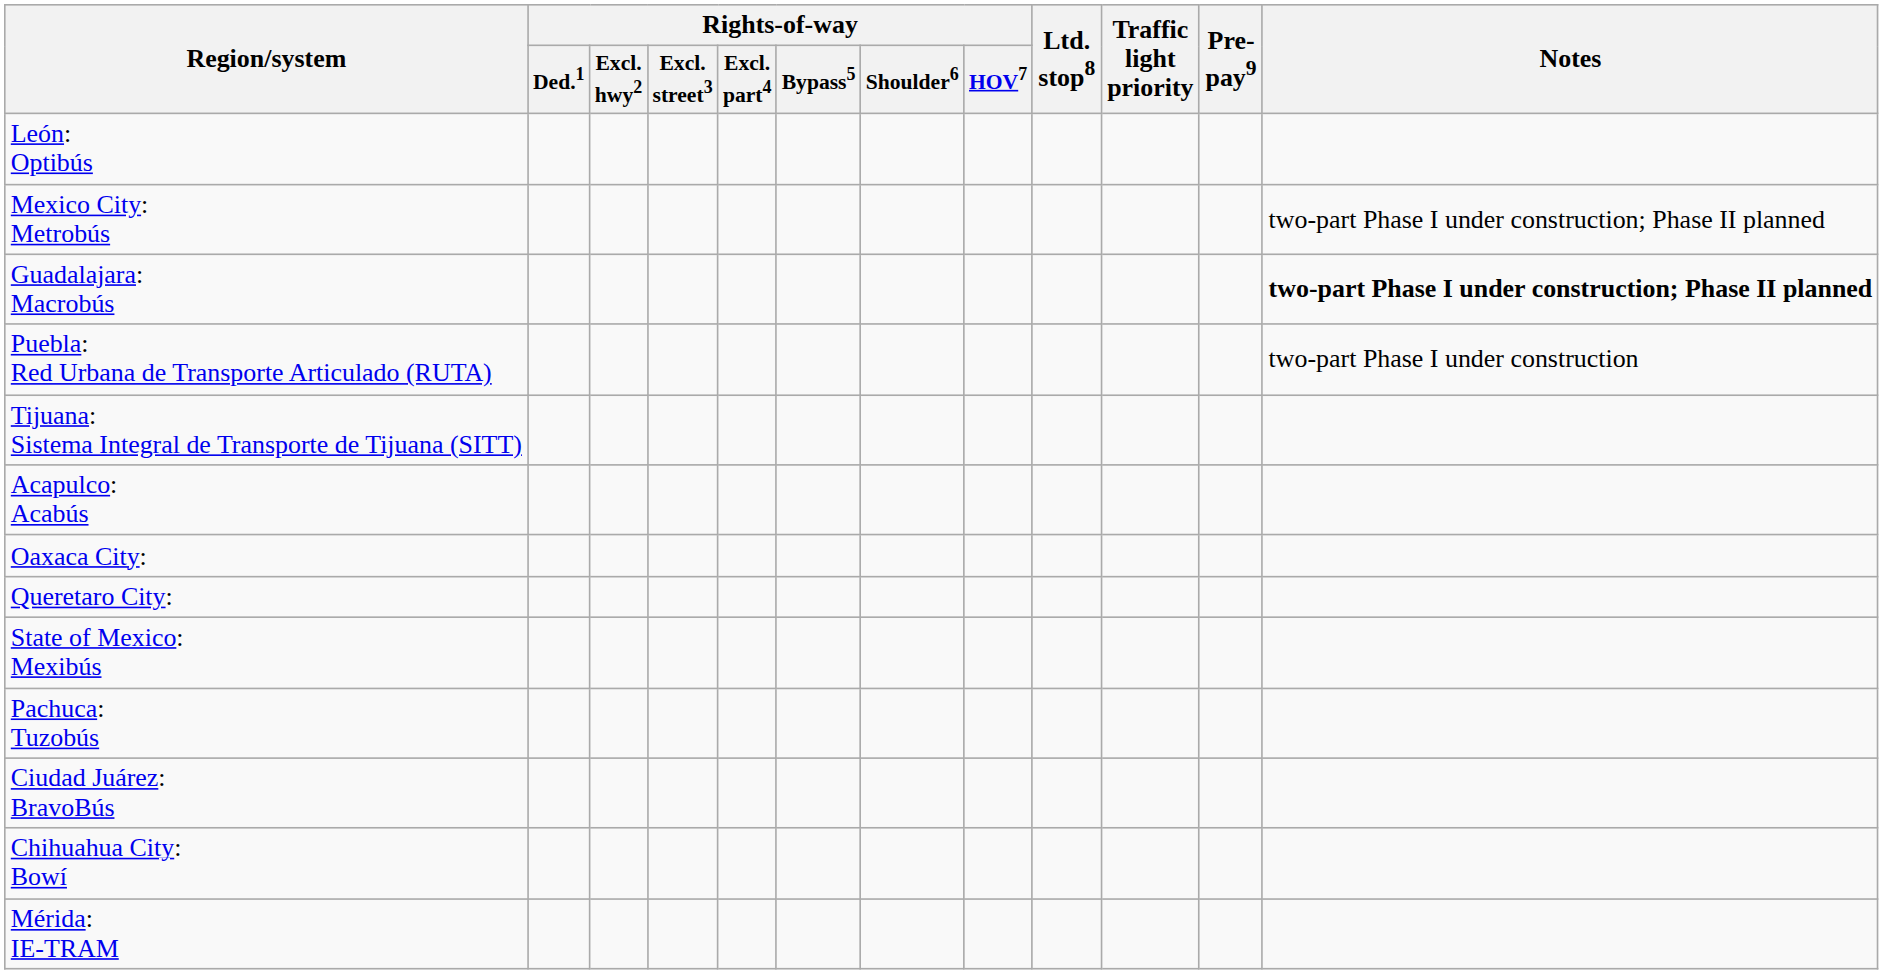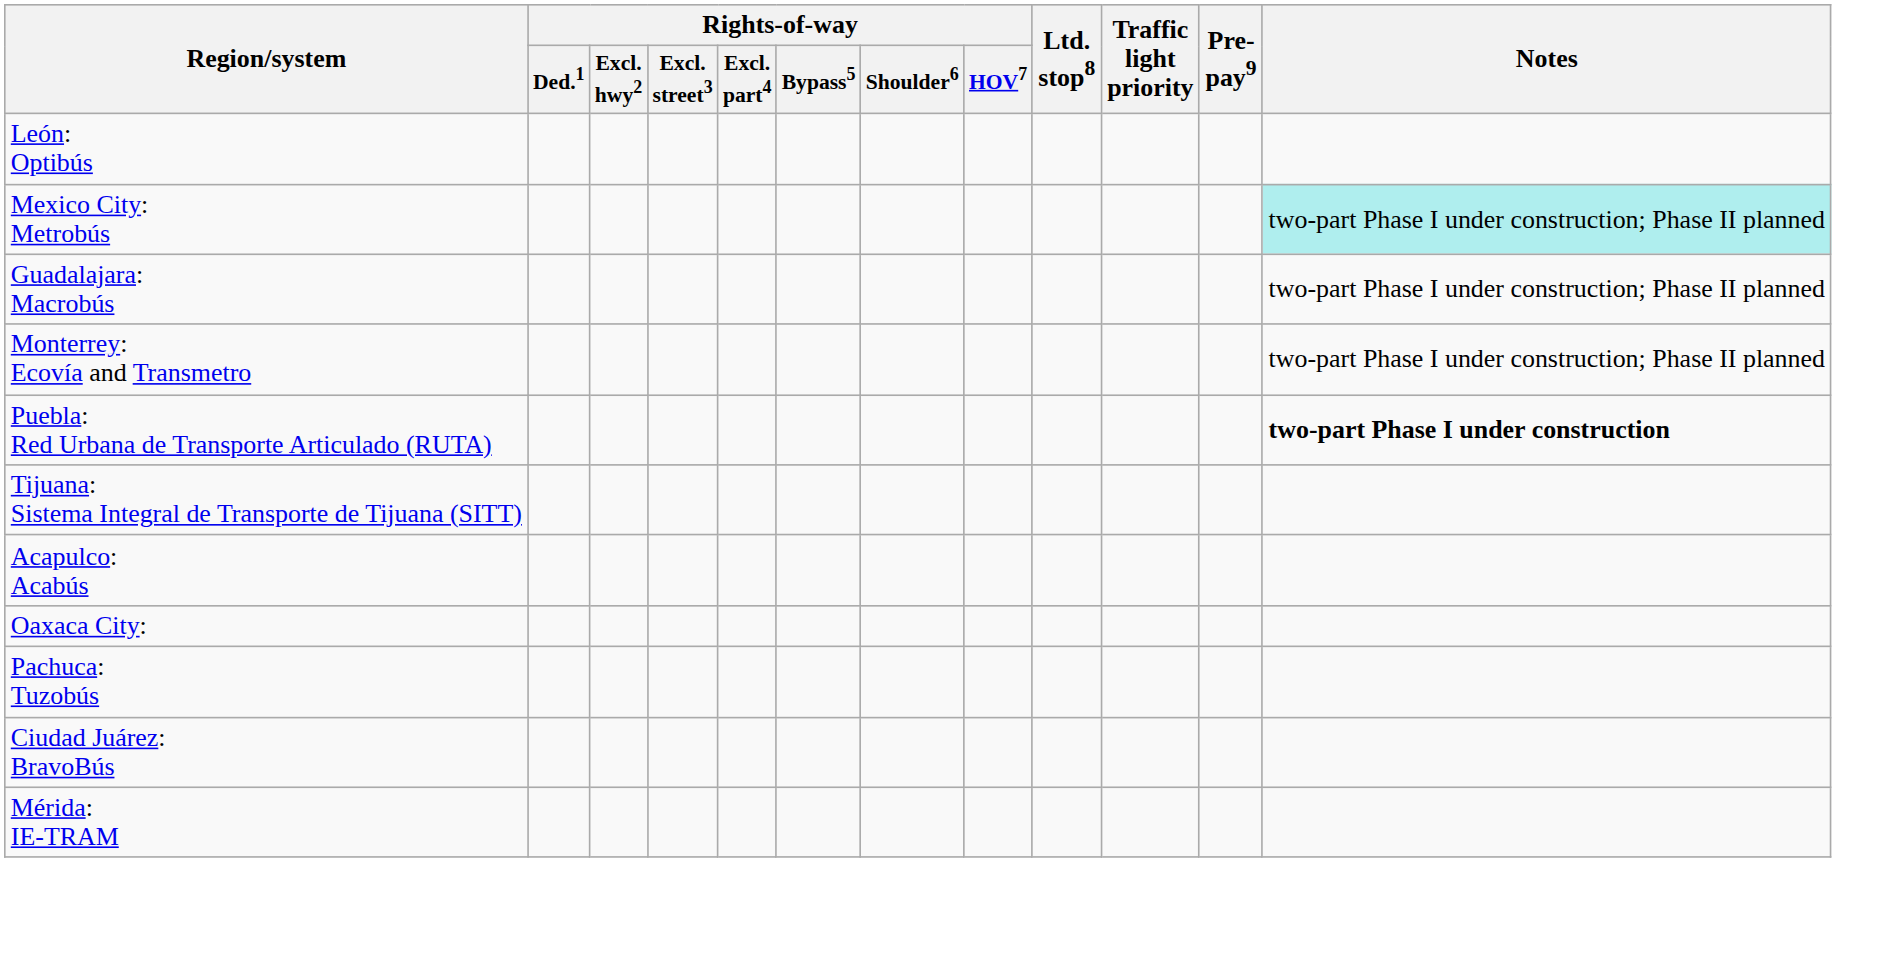(1547, 218) no background -> (1547, 218) paleturquoise background
(1570, 288) bold -> (1547, 288) normal
+ row: (131, 359)
(1454, 359) normal -> (1469, 429) bold
- row: (92, 596)
- row: (97, 652)
- row: (96, 862)
